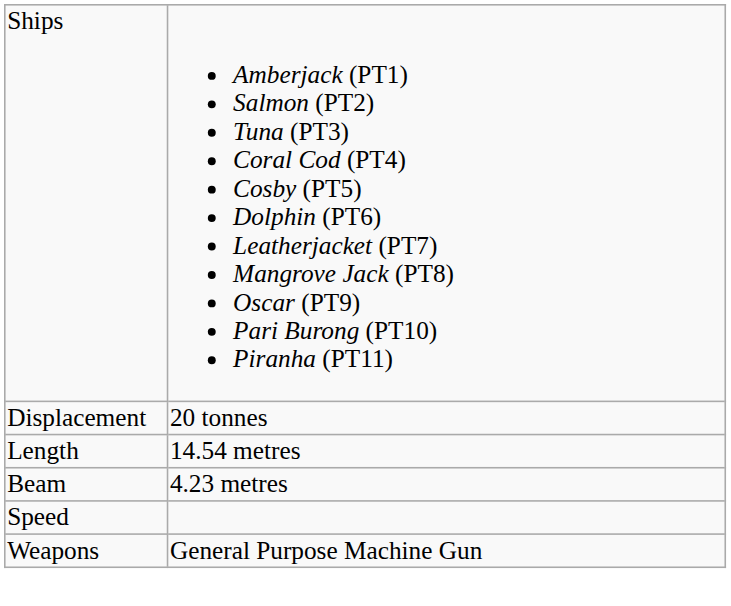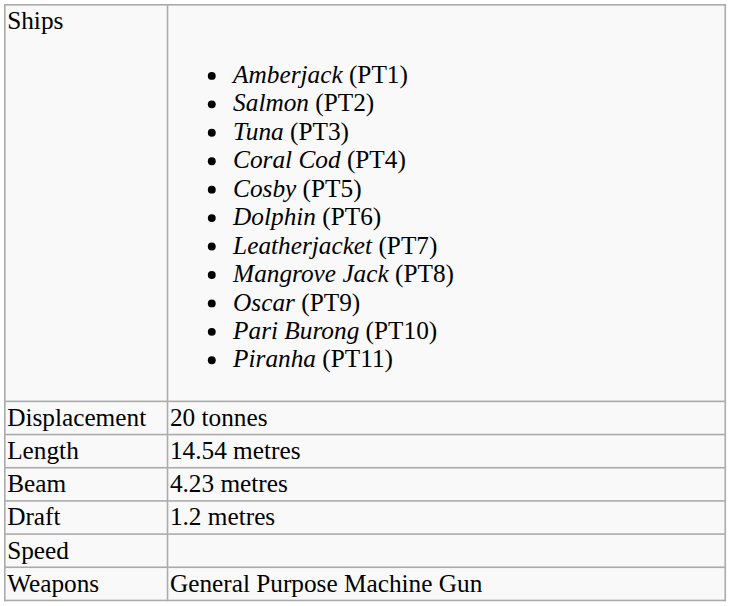+ row: (34, 517)
